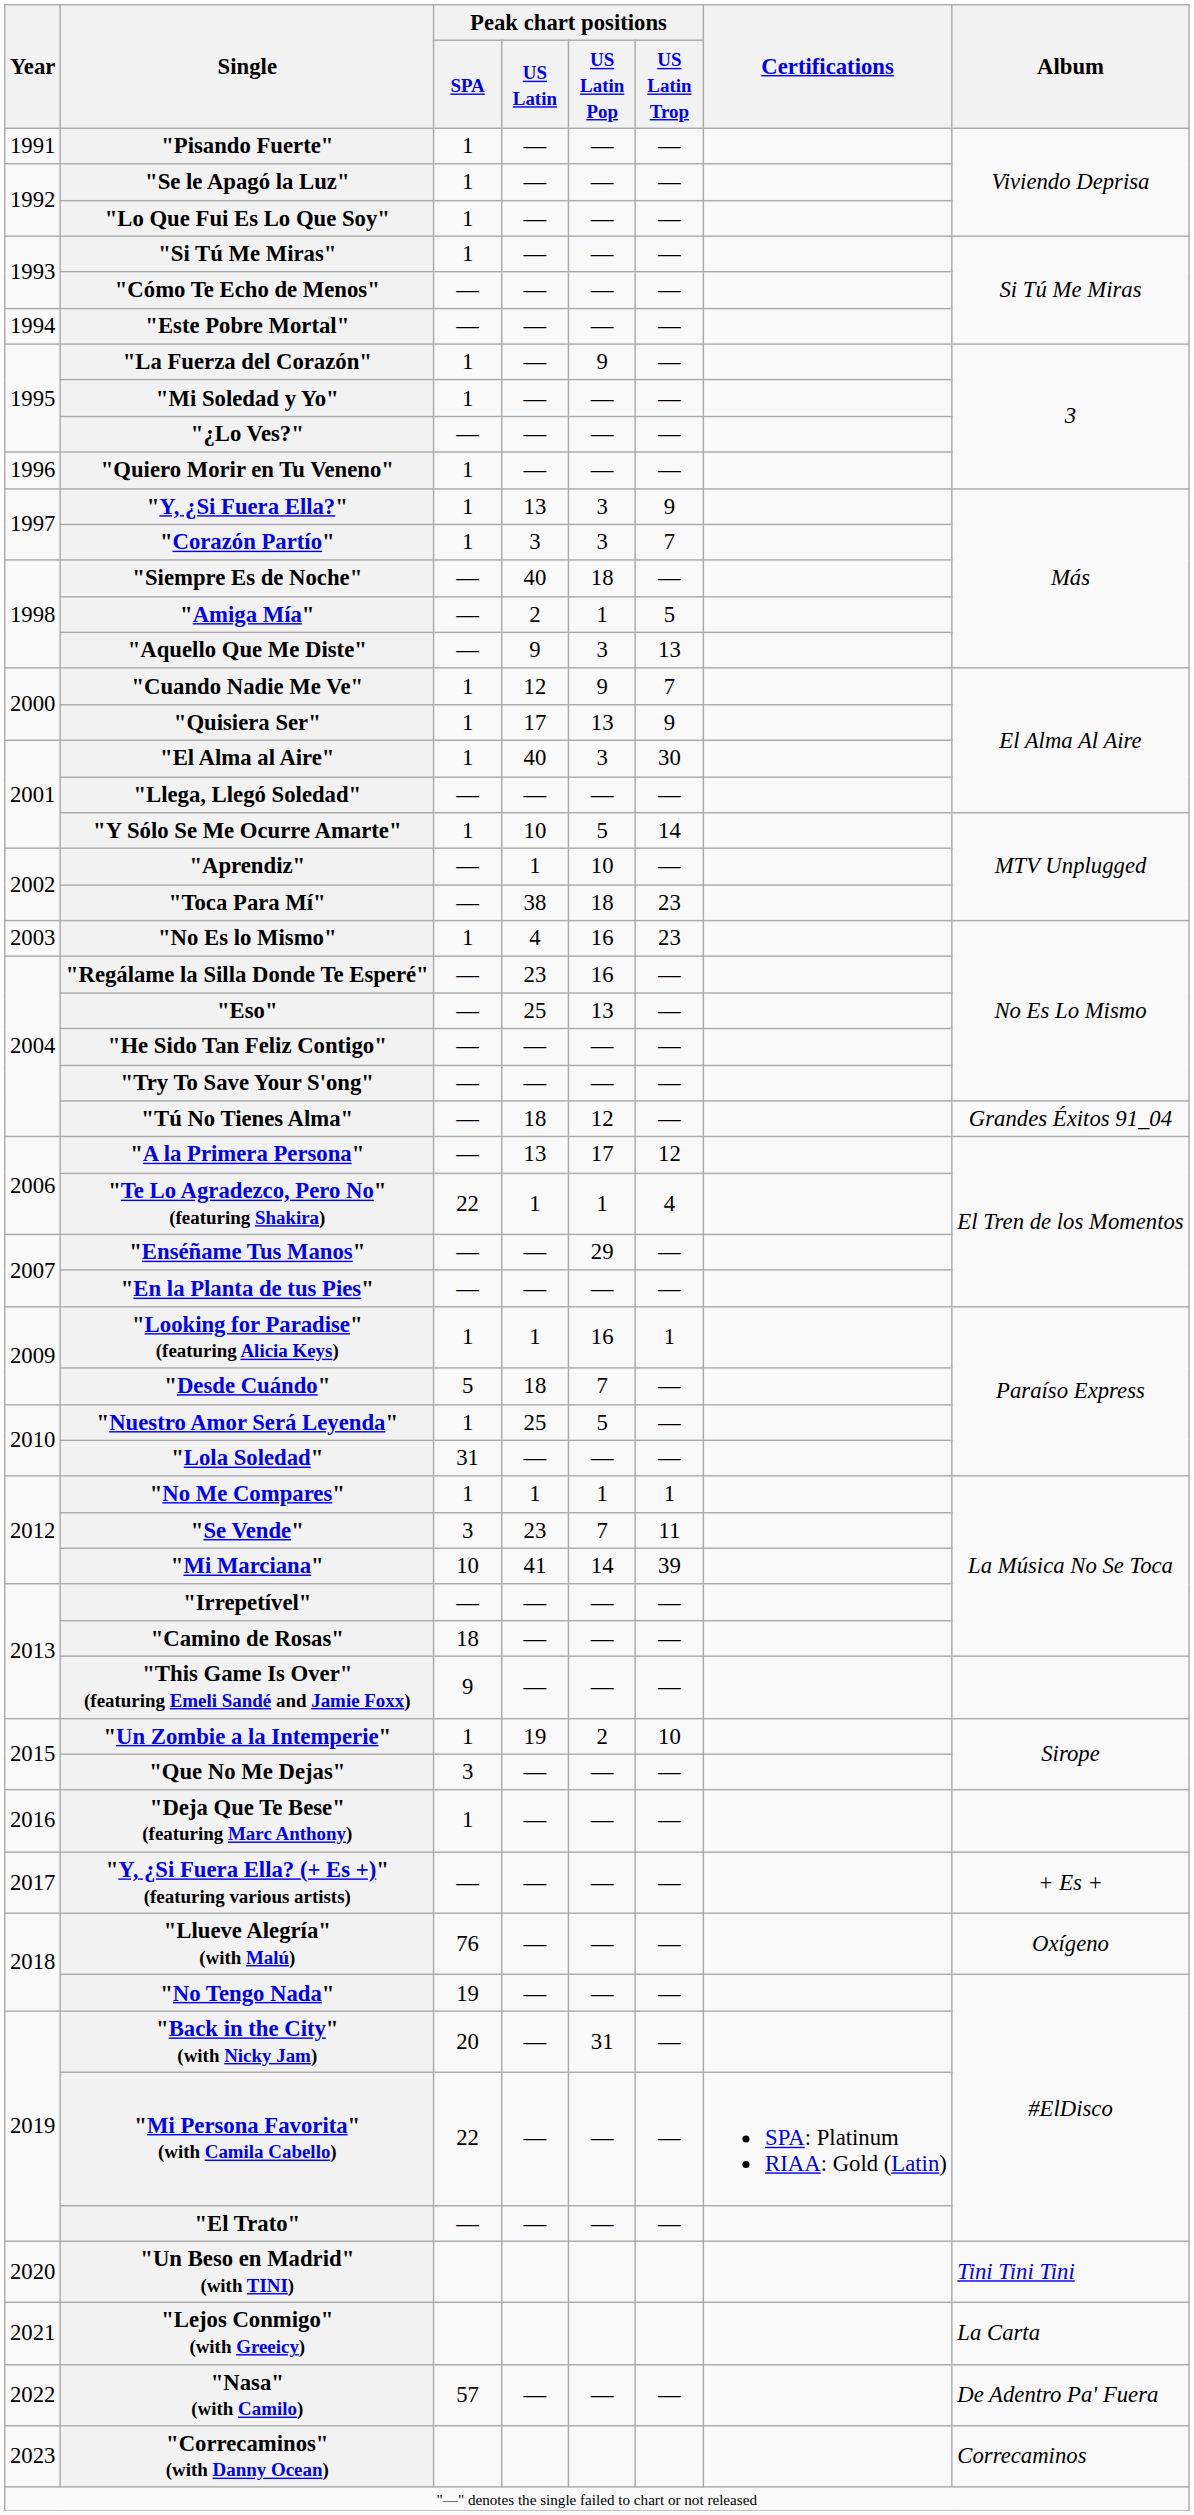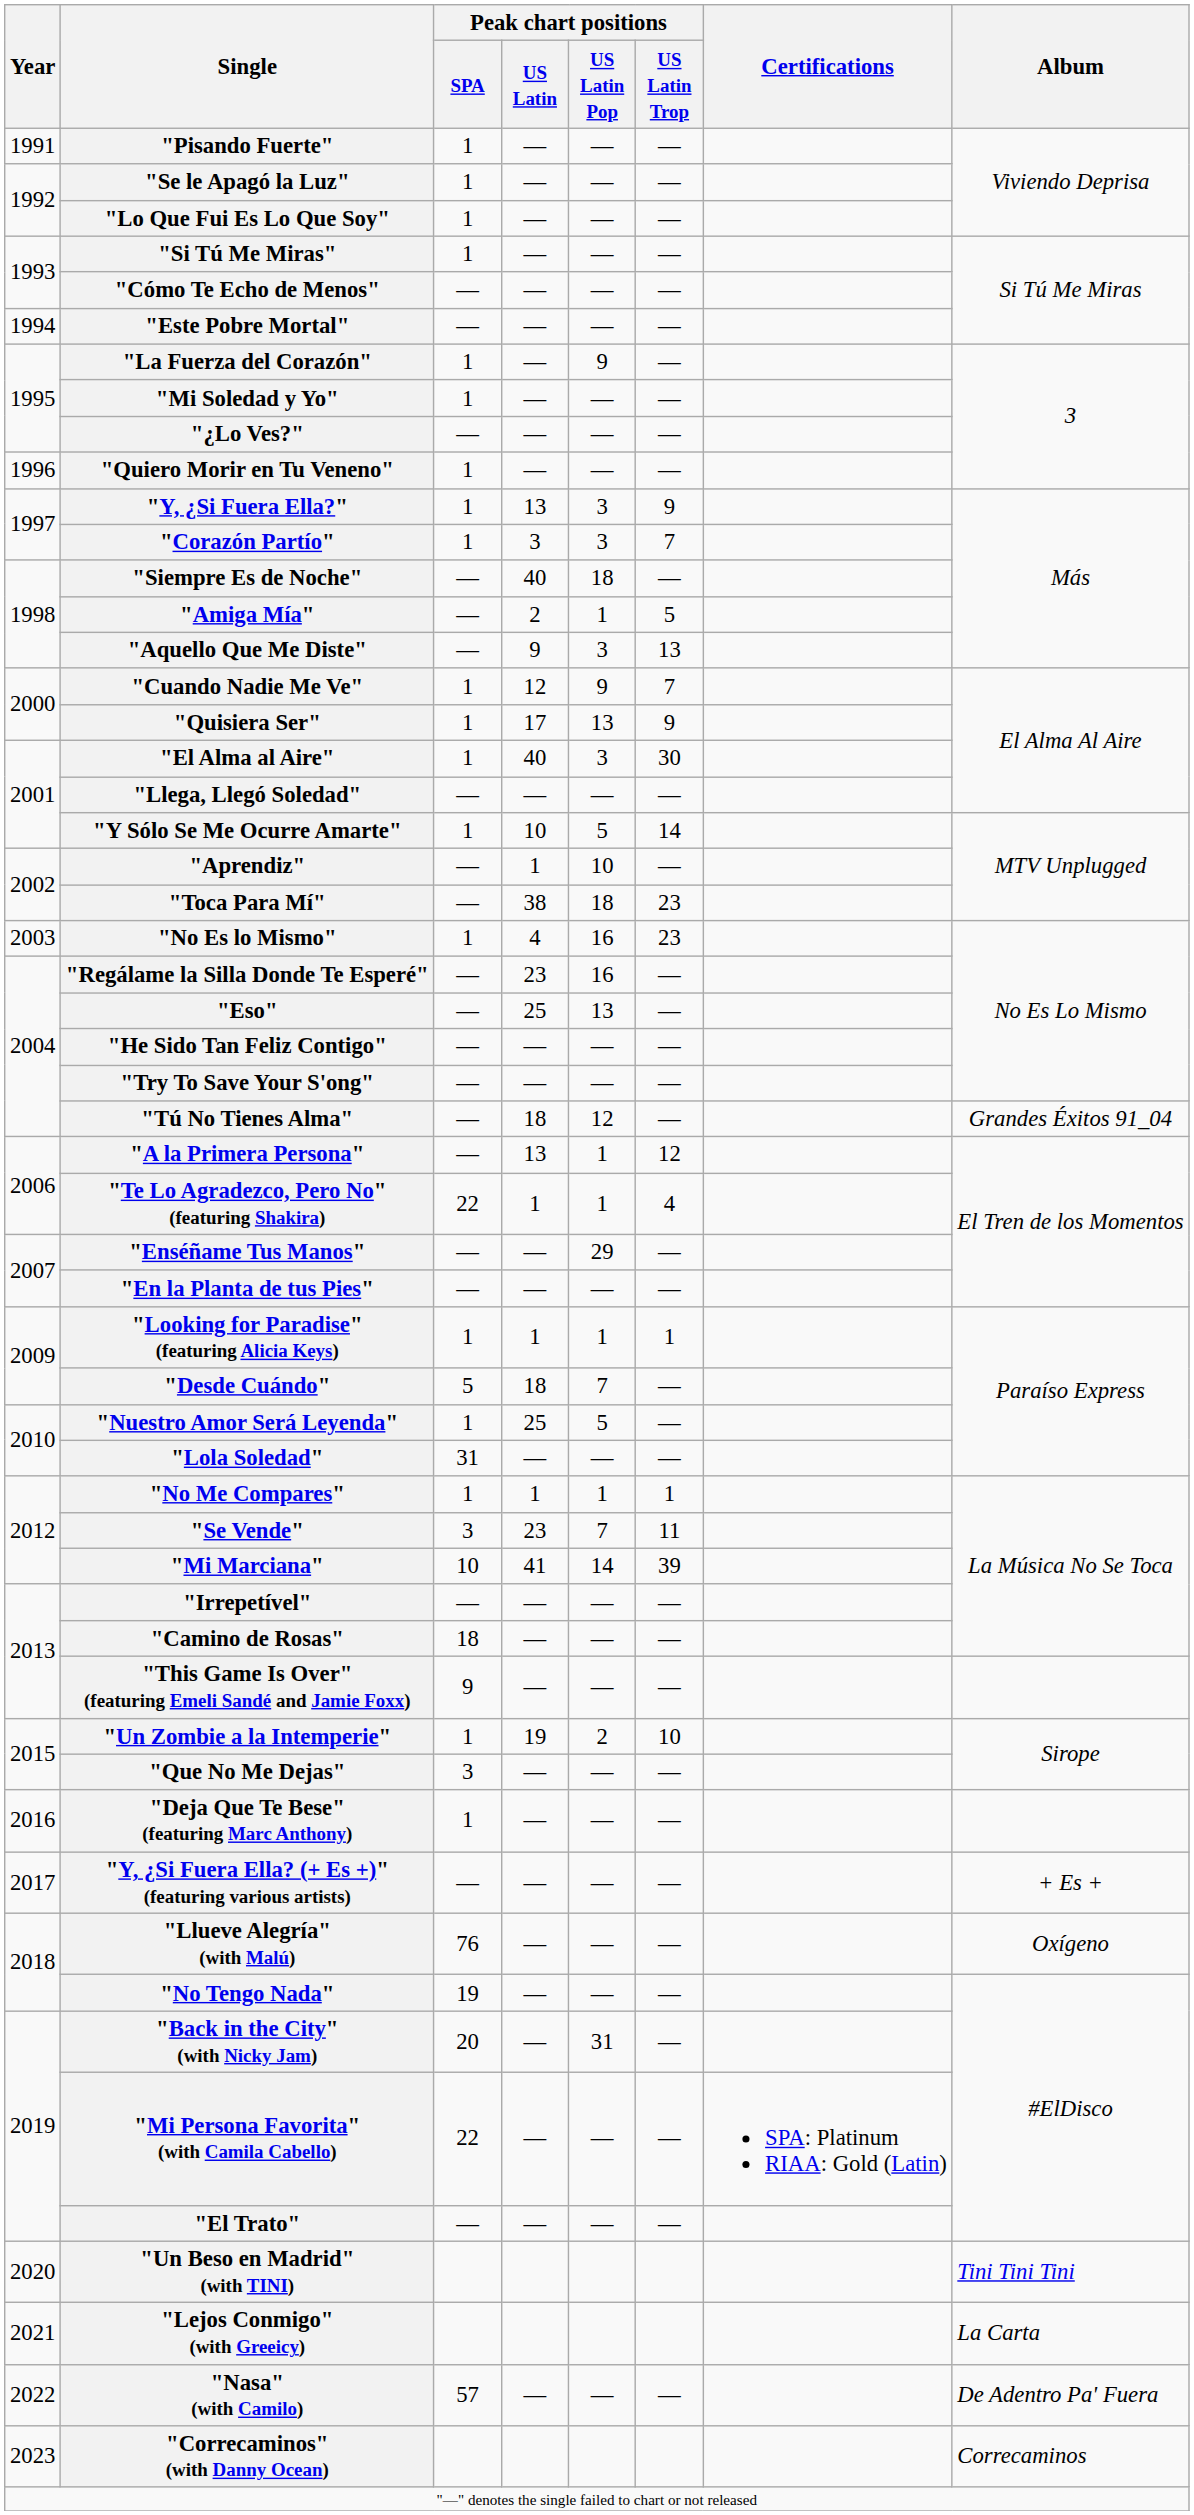(602, 1154) 17 -> (602, 1154) 1
(602, 1337) 16 -> (602, 1337) 1
